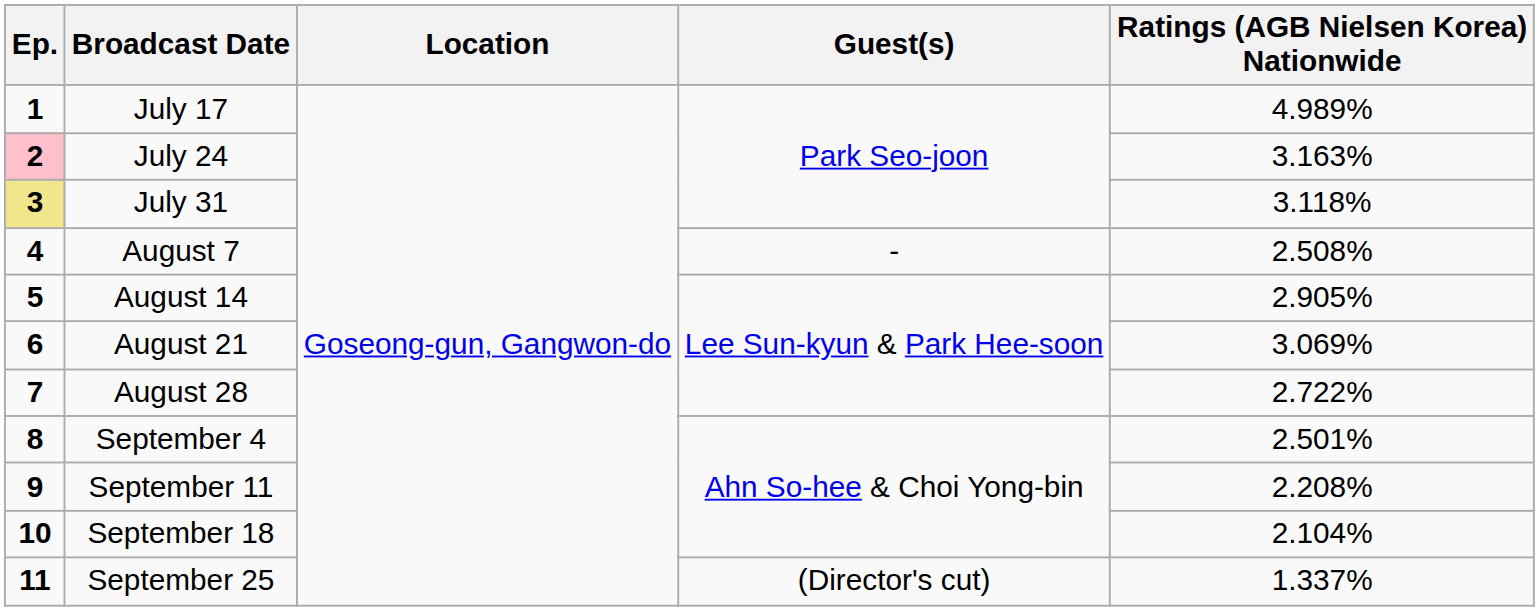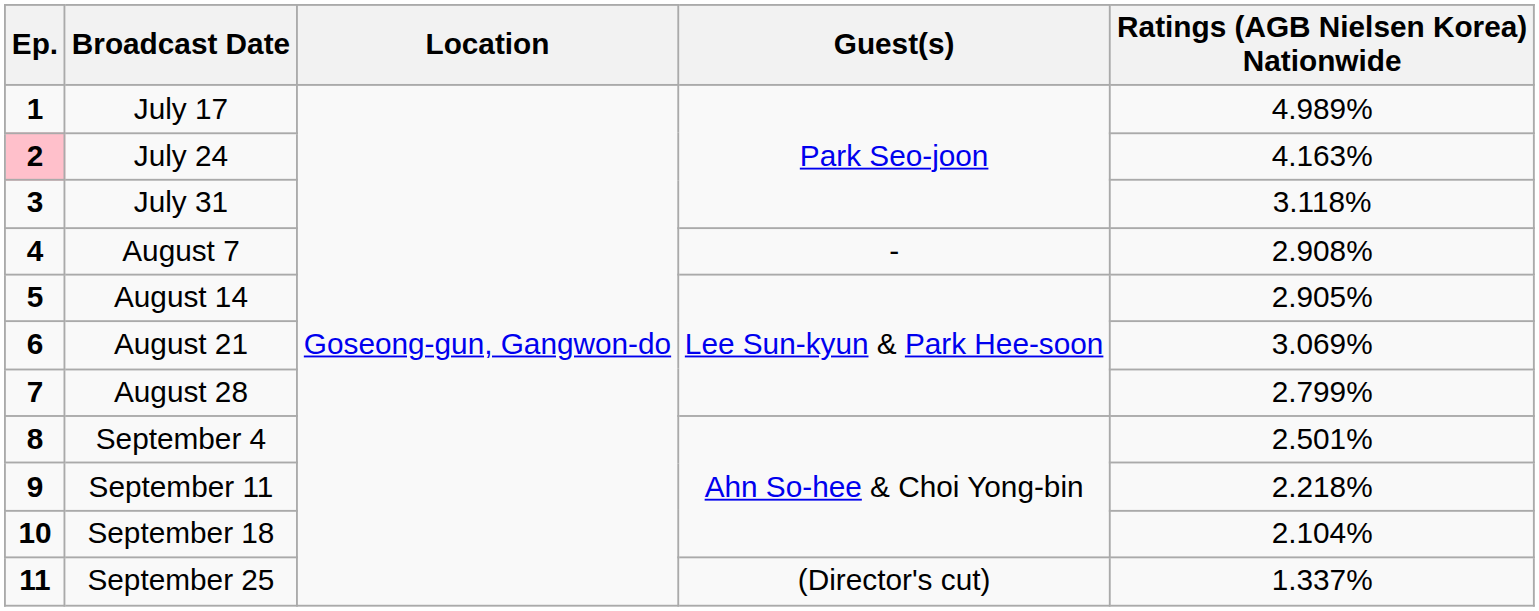(1322, 155) 3.163% -> (1322, 155) 4.163%
(35, 203) khaki background -> (35, 203) no background
(1322, 250) 2.508% -> (1322, 250) 2.908%
(1322, 391) 2.722% -> (1322, 391) 2.799%
(1322, 486) 2.208% -> (1322, 486) 2.218%
